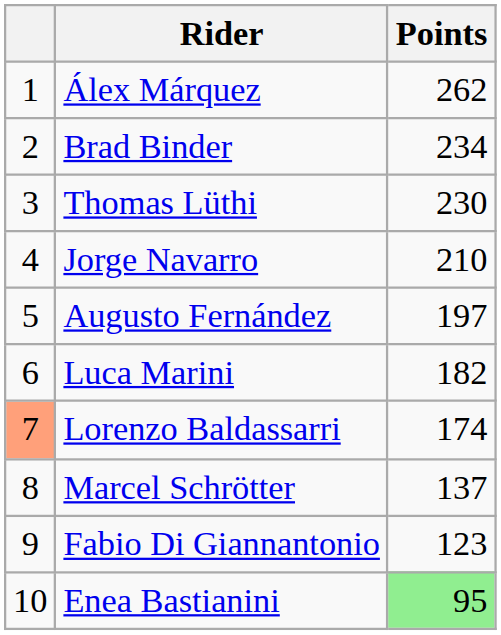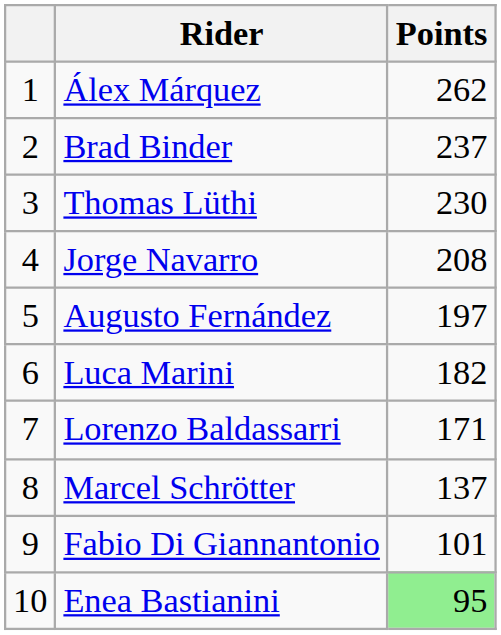(462, 146) 234 -> (462, 146) 237
(462, 259) 210 -> (462, 259) 208
(30, 429) lightsalmon background -> (30, 429) no background
(462, 429) 174 -> (462, 429) 171
(462, 542) 123 -> (462, 542) 101
